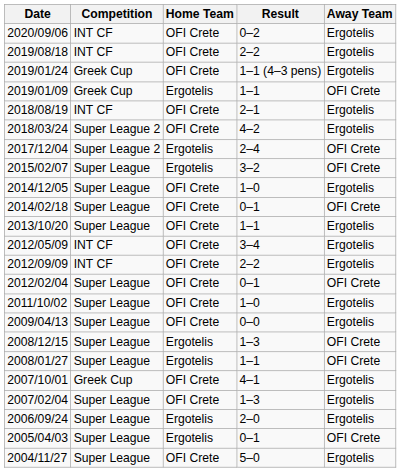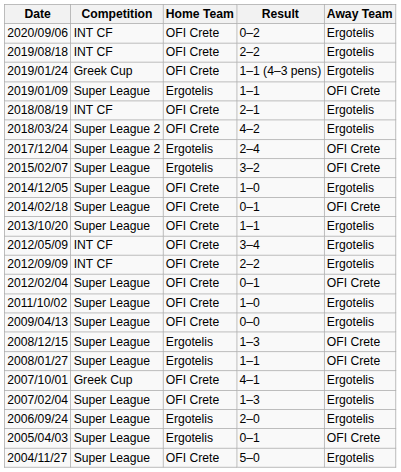(103, 91) Greek Cup -> (112, 91) Super League
